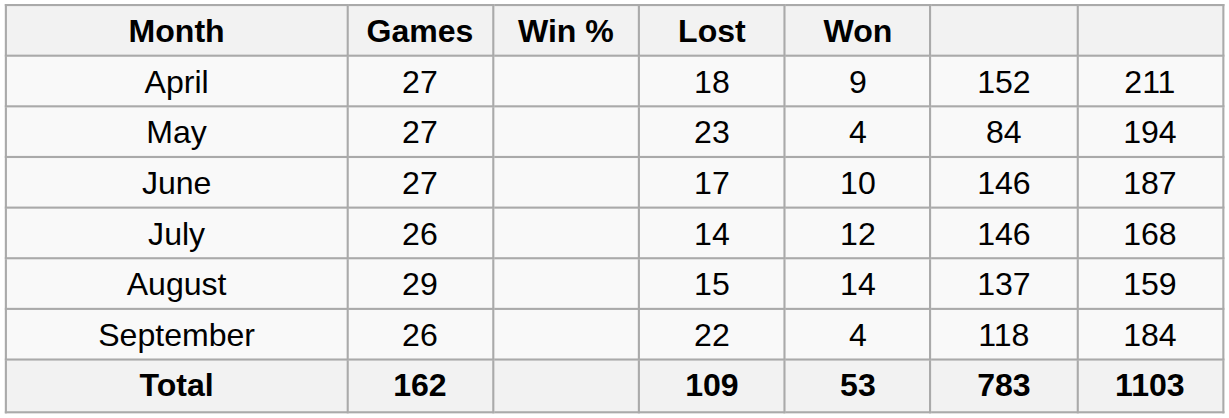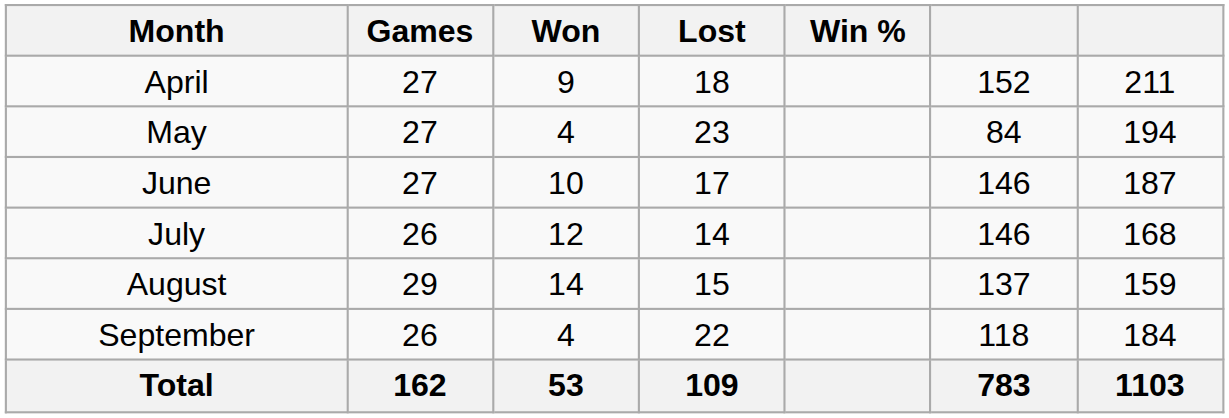columns swapped: (858, 30) <-> (566, 30)
